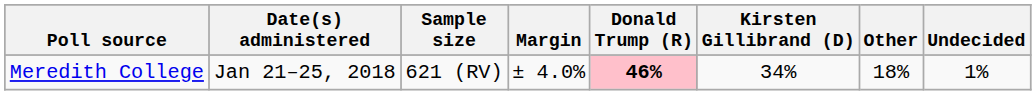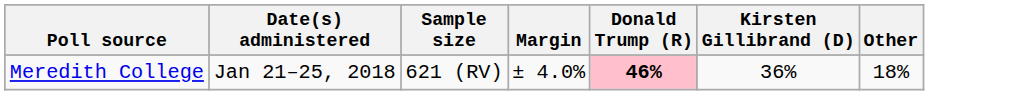- column: (976, 40)
(778, 72) 34% -> (778, 72) 36%
